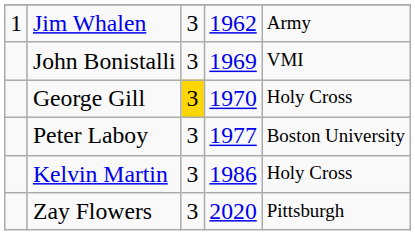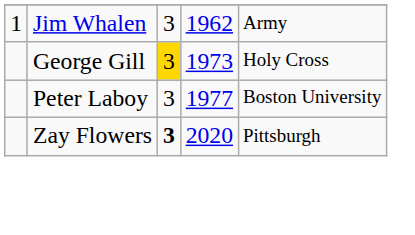- row: (104, 60)
(233, 98) 1970 -> (209, 60) 1973
- row: (100, 173)
(193, 211) normal -> (169, 135) bold
